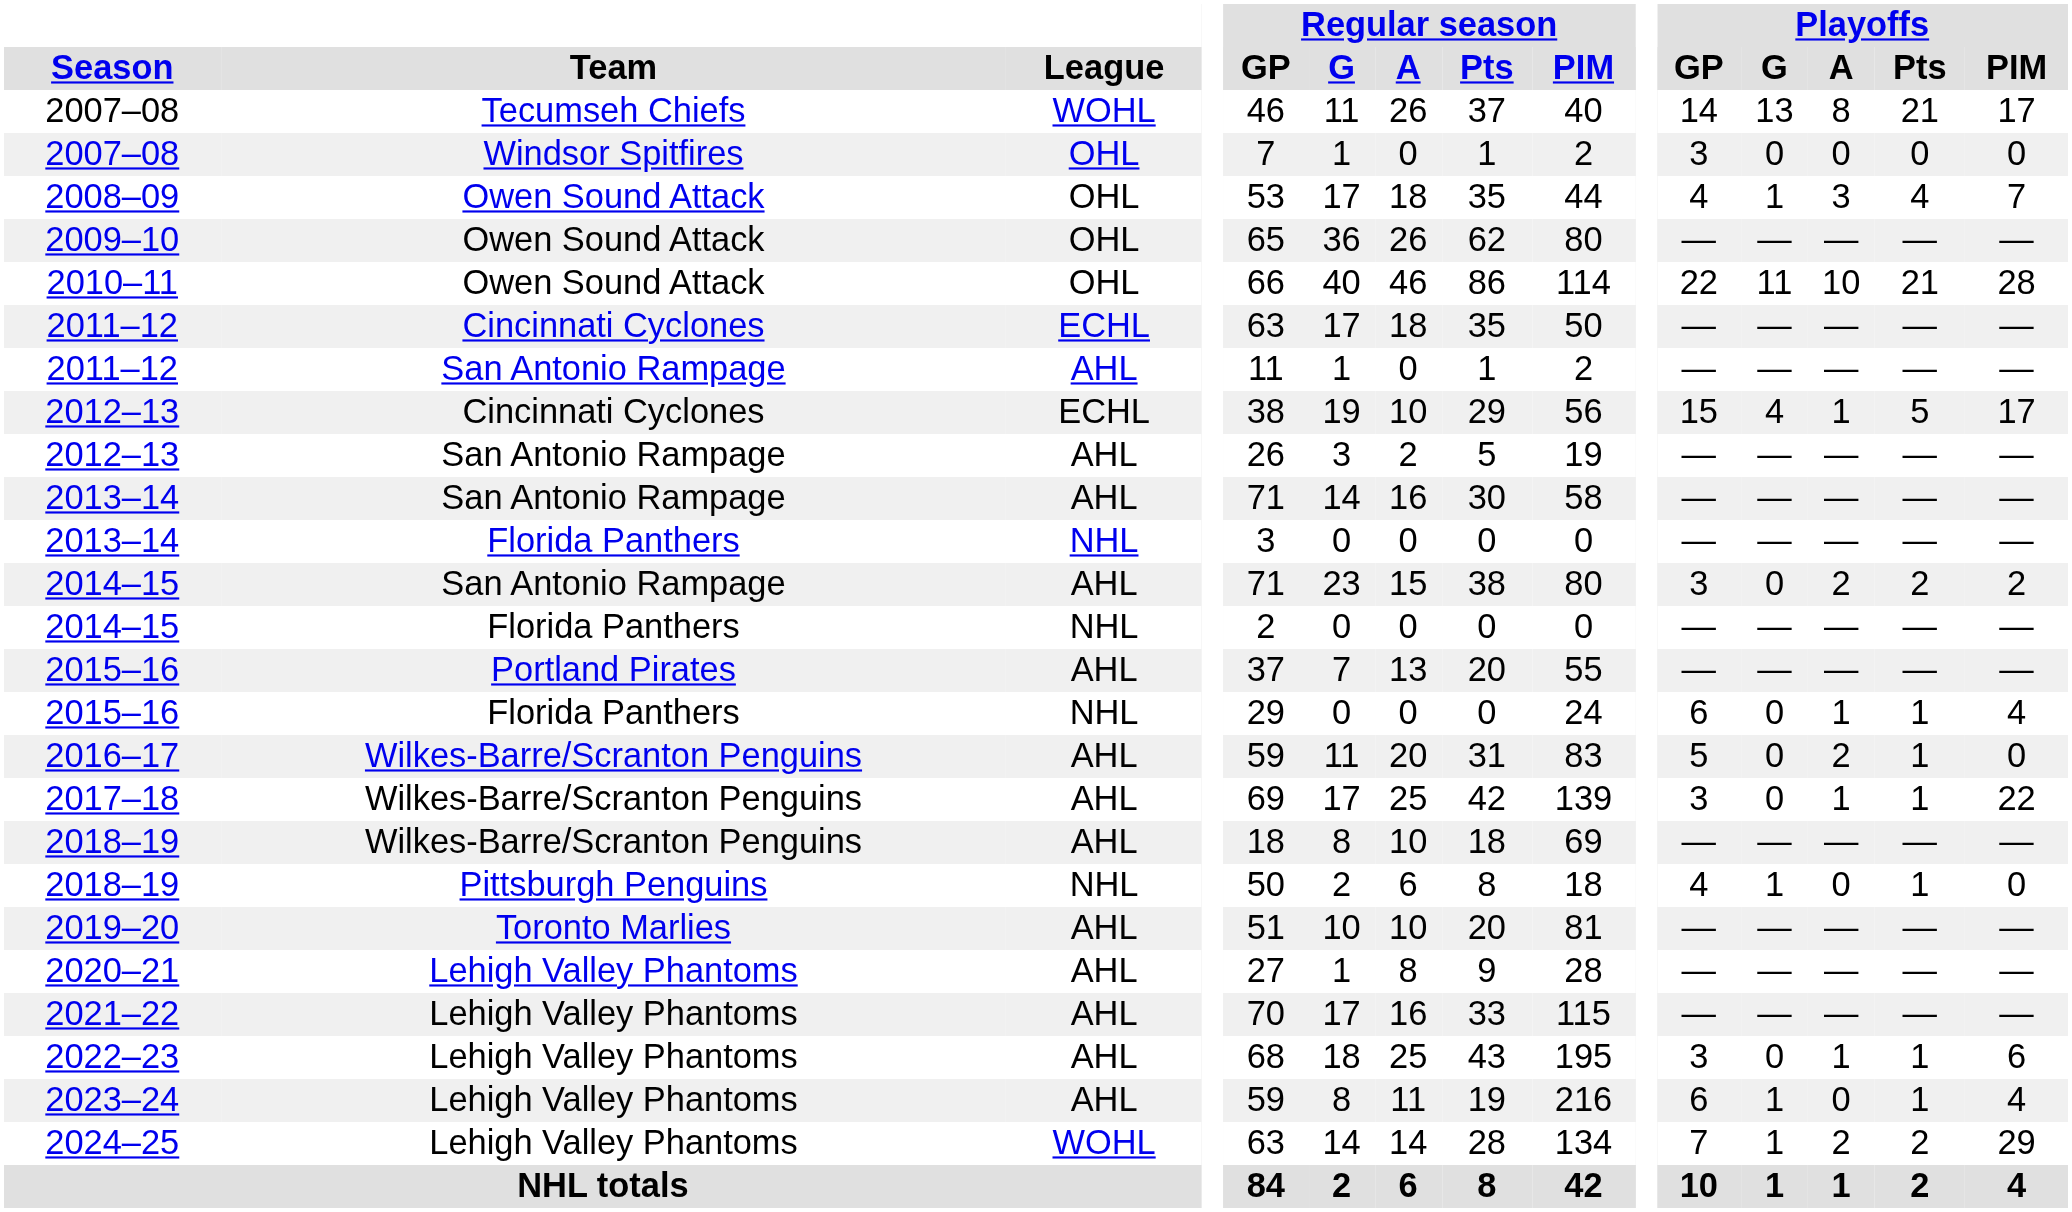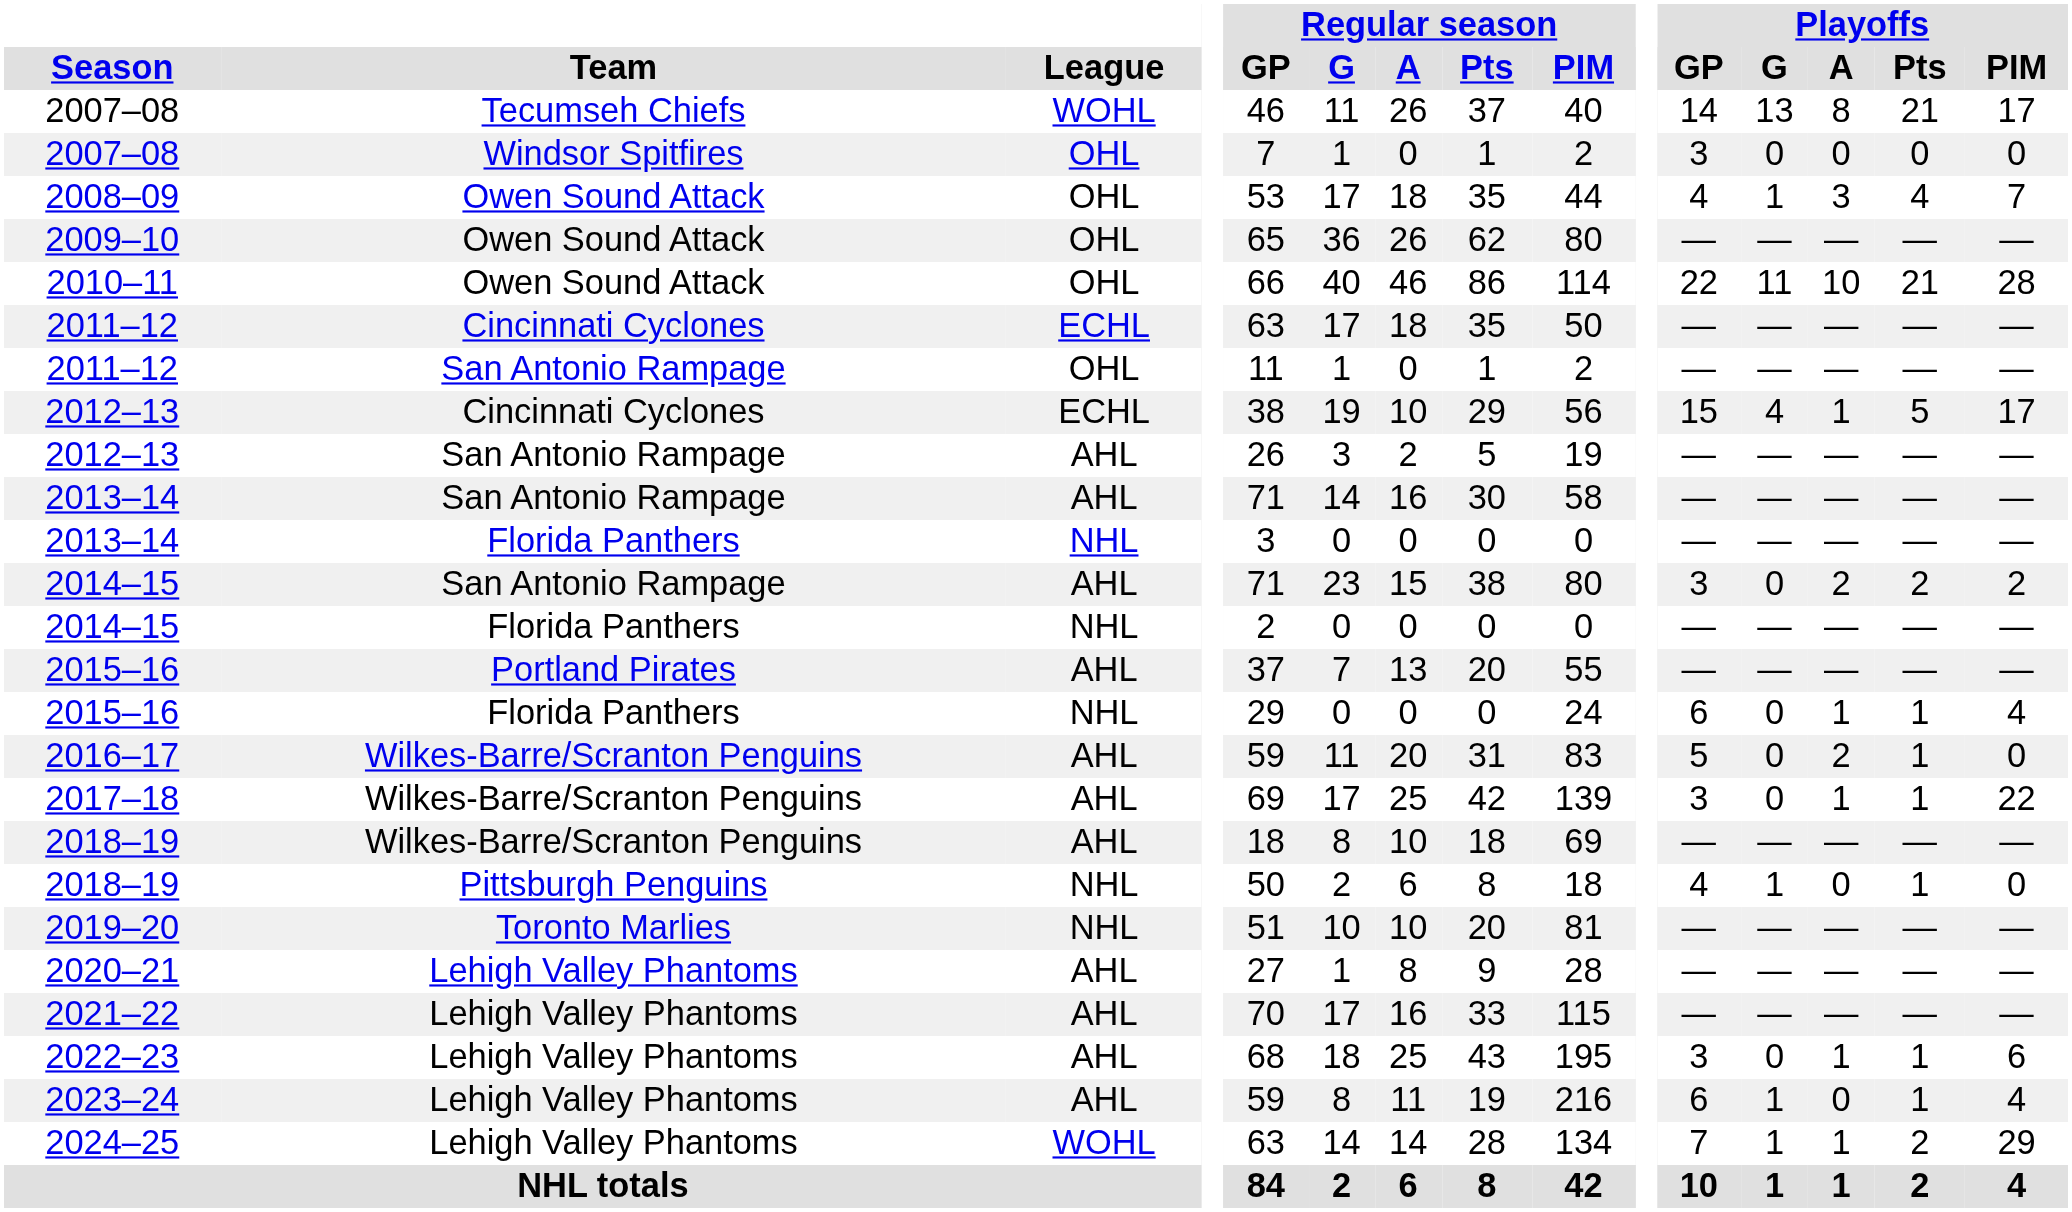(1104, 368) AHL -> (1104, 368) OHL
(1104, 927) AHL -> (1104, 927) NHL
(1841, 1142) 2 -> (1841, 1142) 1
